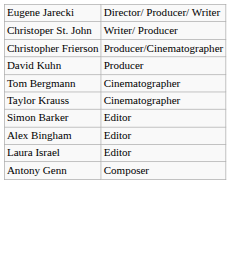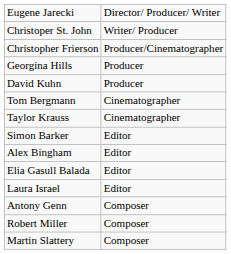+ row: (39, 65)
+ row: (48, 170)
+ row: (37, 223)
+ row: (40, 240)
